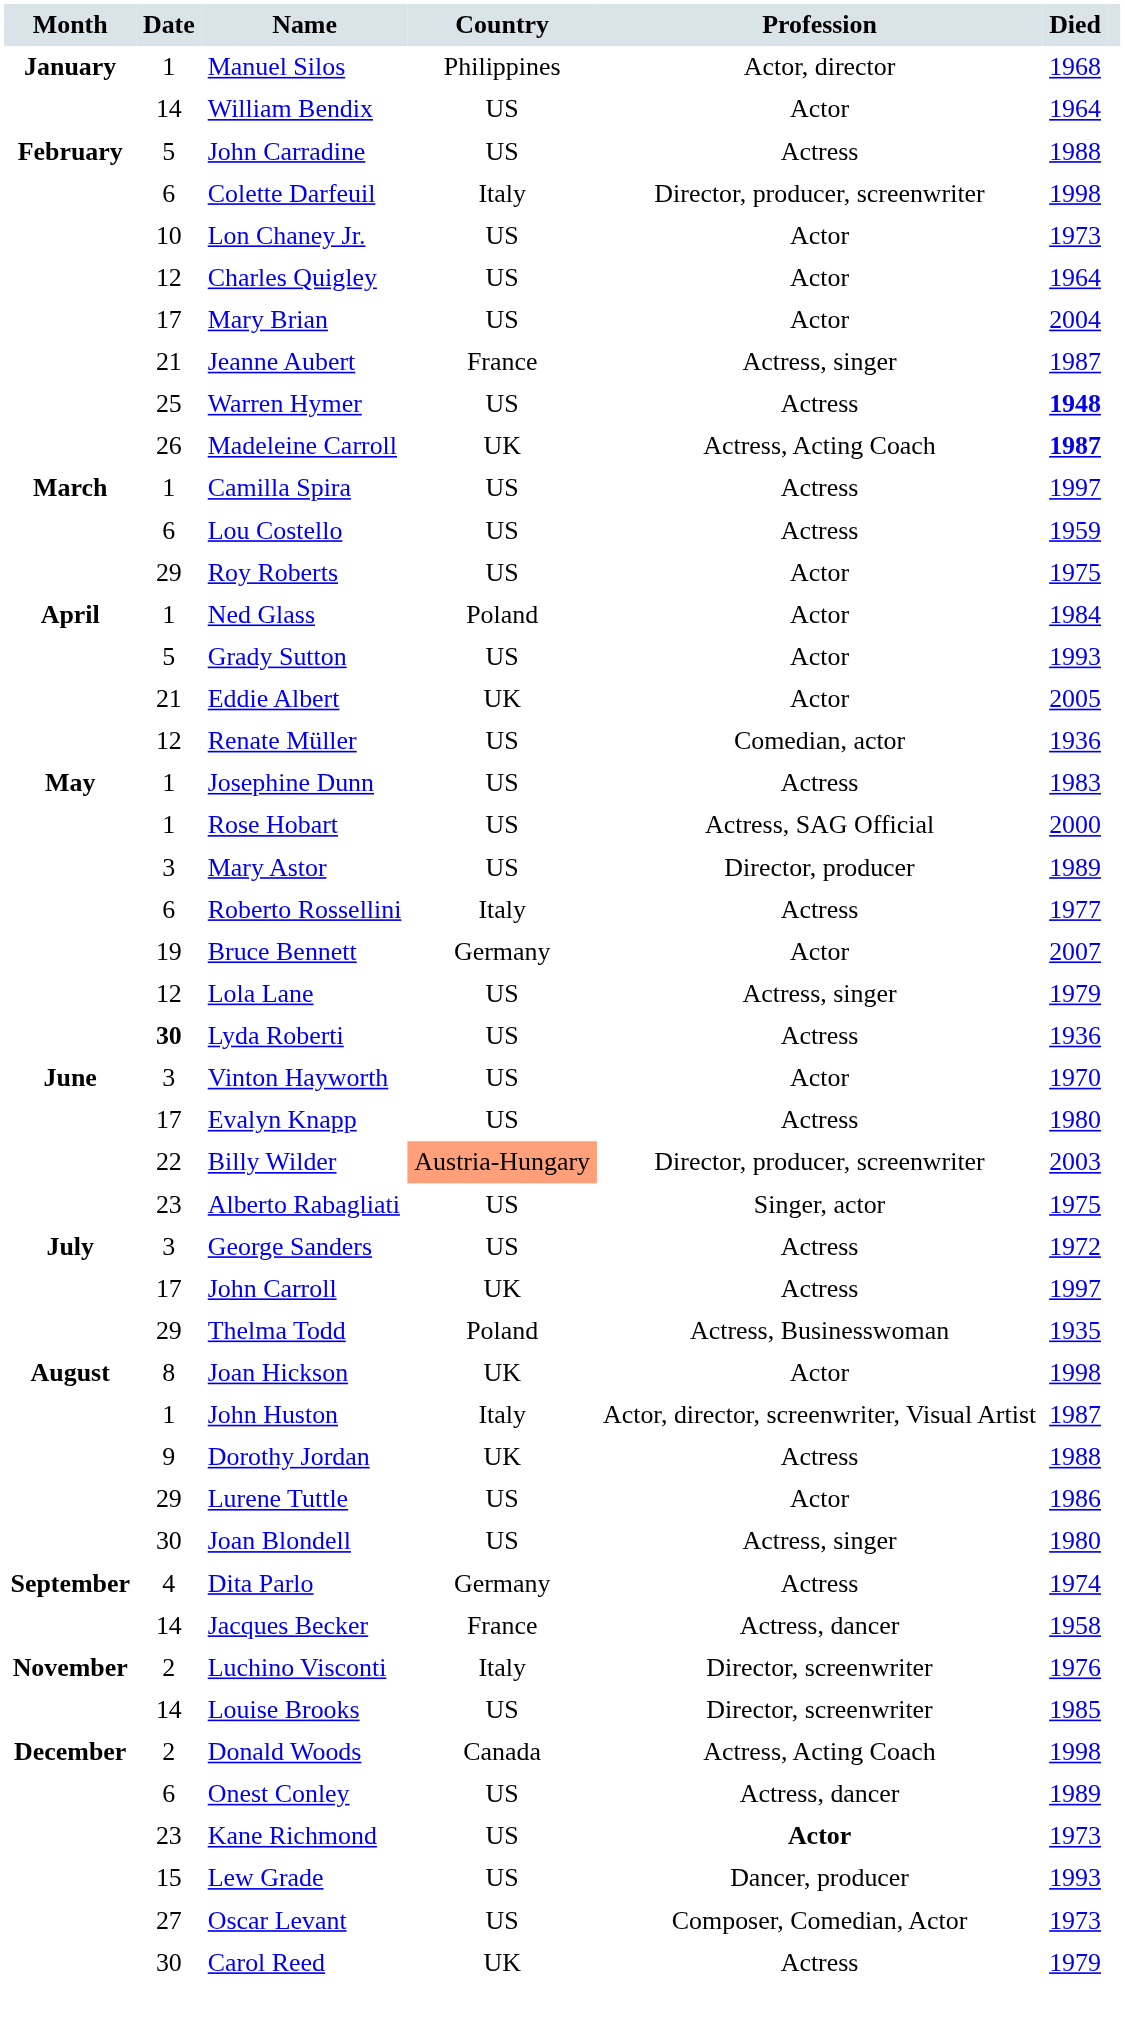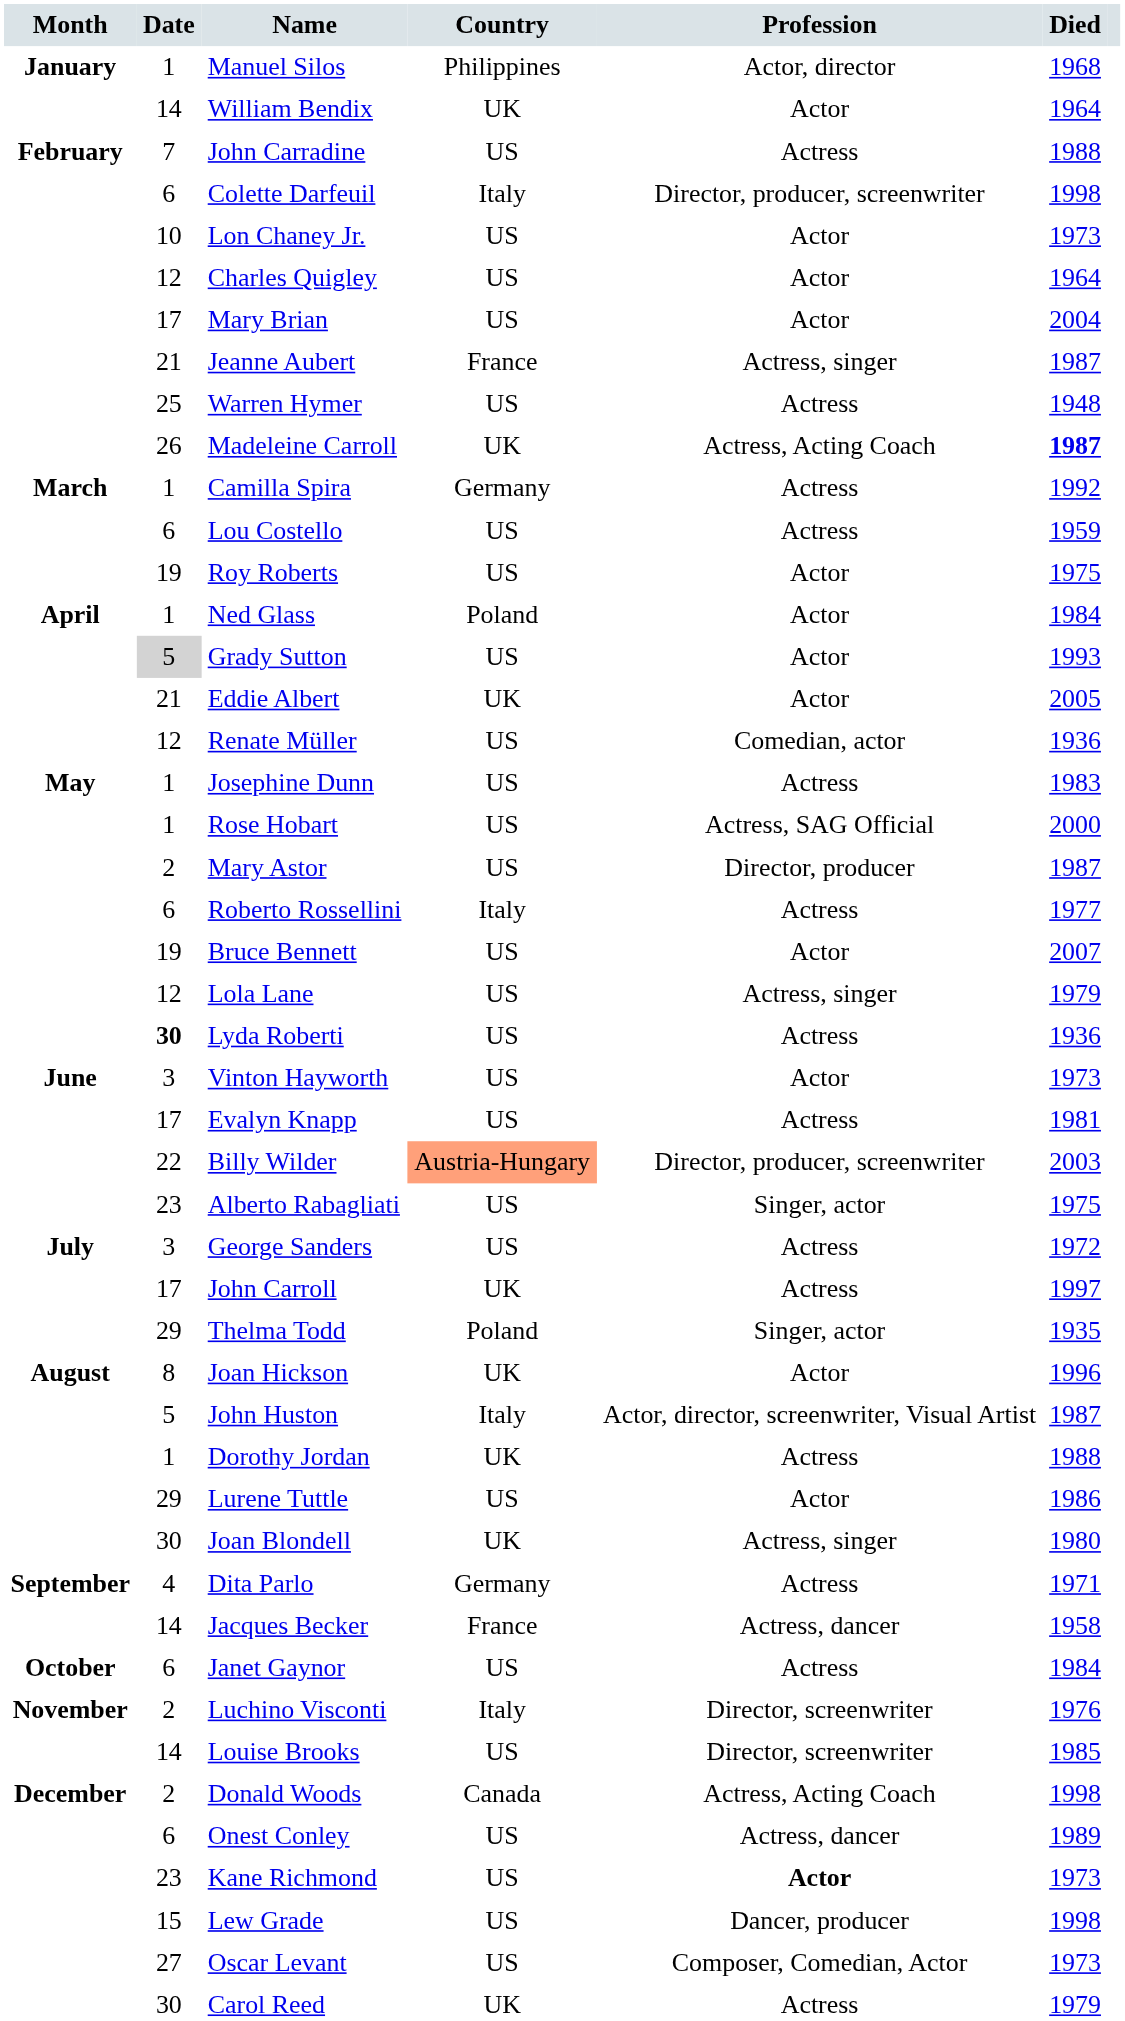(502, 108) US -> (502, 108) UK
(169, 151) 5 -> (169, 151) 7
(1075, 403) bold -> (1075, 403) normal
(502, 488) US -> (502, 488) Germany
(1075, 488) 1997 -> (1075, 488) 1992
(169, 572) 29 -> (169, 572) 19
(169, 656) no background -> (169, 656) lightgrey background
(169, 867) 3 -> (169, 867) 2
(1075, 867) 1989 -> (1075, 867) 1987
(502, 951) Germany -> (502, 951) US
(1075, 1077) 1970 -> (1075, 1077) 1973
(1075, 1119) 1980 -> (1075, 1119) 1981
(820, 1330) Actress, Businesswoman -> (820, 1330) Singer, actor
(1075, 1372) 1998 -> (1075, 1372) 1996
(169, 1414) 1 -> (169, 1414) 5
(169, 1456) 9 -> (169, 1456) 1
(502, 1541) US -> (502, 1541) UK
(1075, 1583) 1974 -> (1075, 1583) 1971
+ row: (276, 1667)
(1075, 1878) 1993 -> (1075, 1920) 1998
